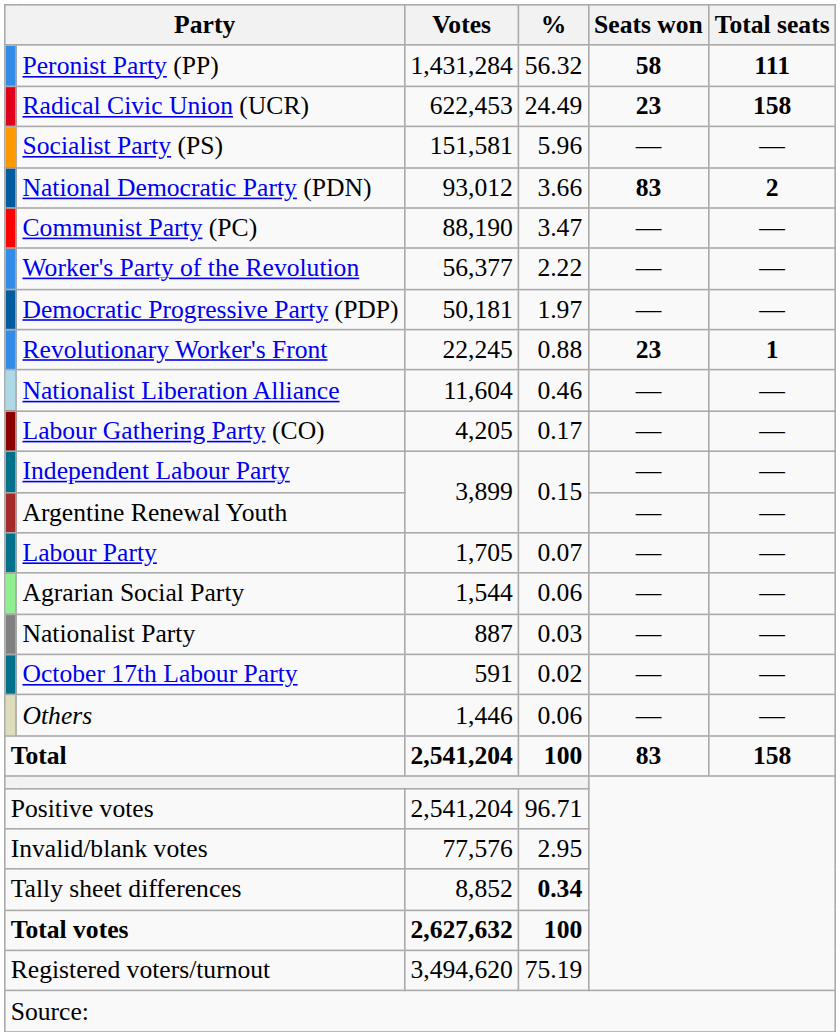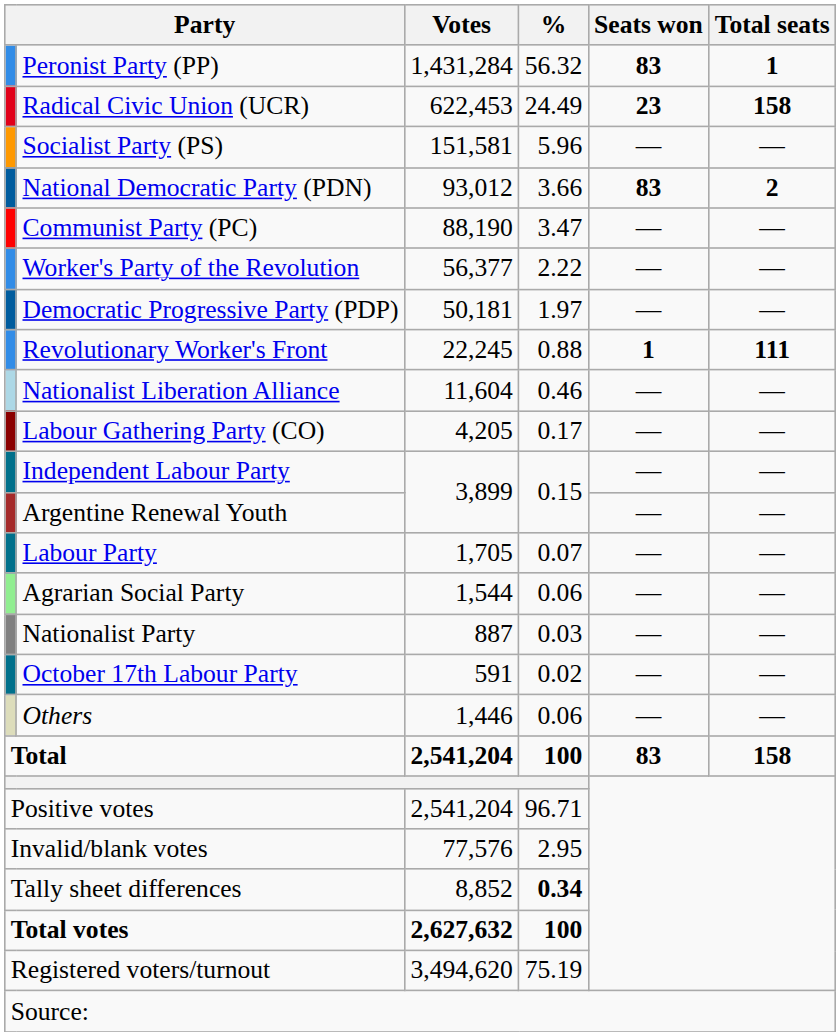(648, 65) 58 -> (648, 65) 83
(772, 65) 111 -> (772, 65) 1
(648, 349) 23 -> (648, 349) 1
(772, 349) 1 -> (772, 349) 111
